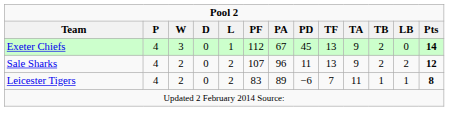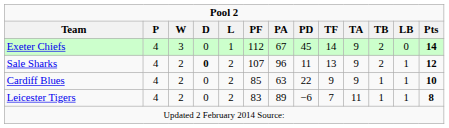(331, 47) 13 -> (331, 47) 14
(206, 64) normal -> (206, 64) bold
(406, 64) 2 -> (406, 64) 1
+ row: (36, 81)
